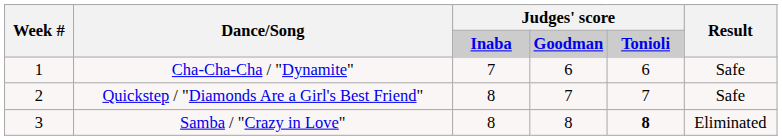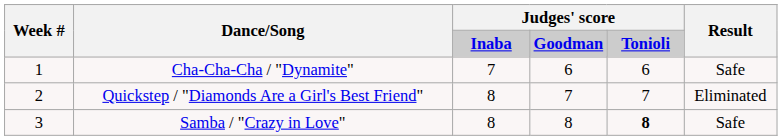(730, 95) Safe -> (730, 95) Eliminated
(730, 122) Eliminated -> (730, 122) Safe
